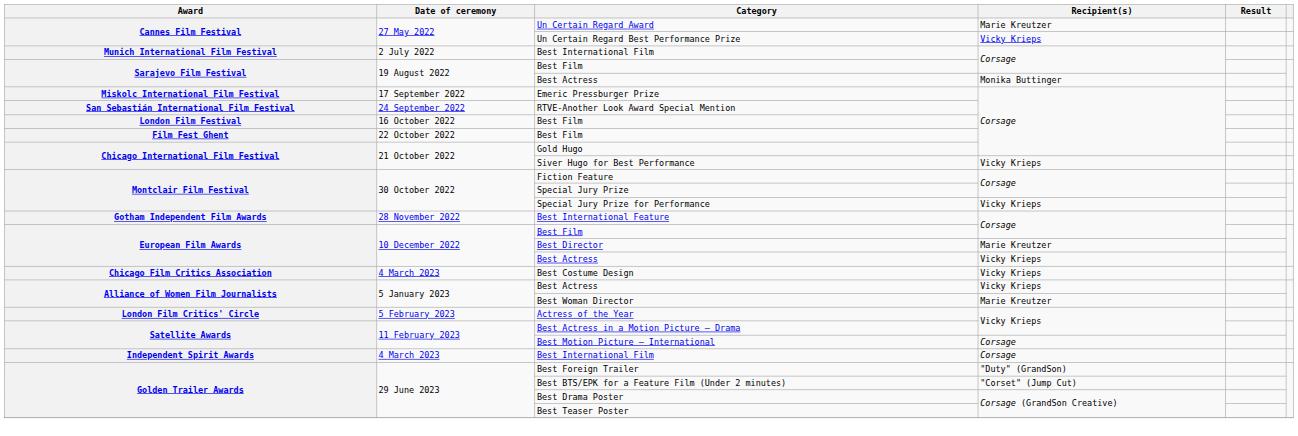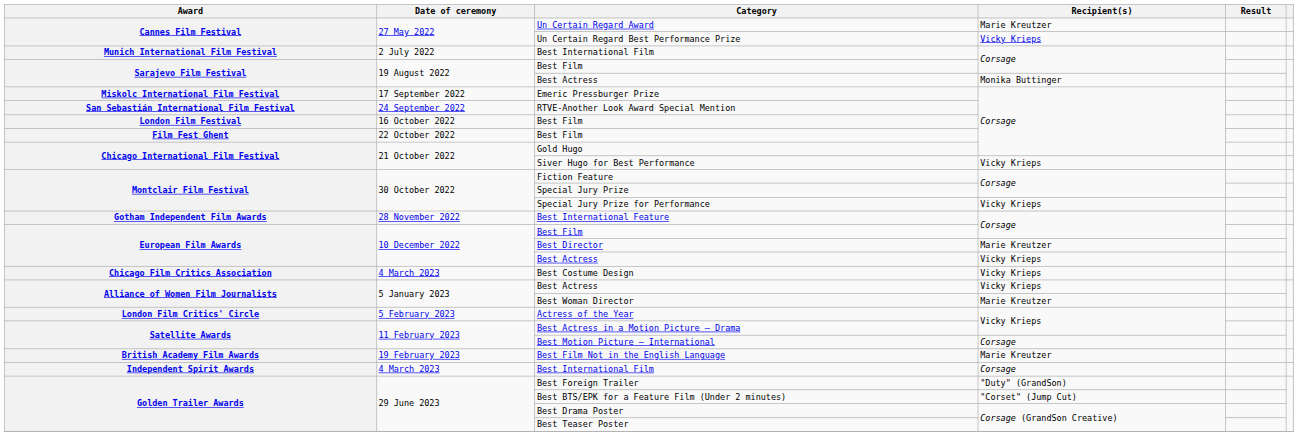+ row: (190, 356)
